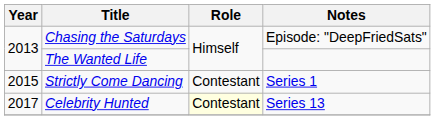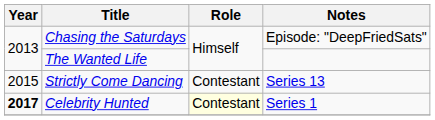(292, 81) Series 1 -> (295, 81) Series 13
(23, 103) normal -> (23, 103) bold
(295, 103) Series 13 -> (292, 103) Series 1
